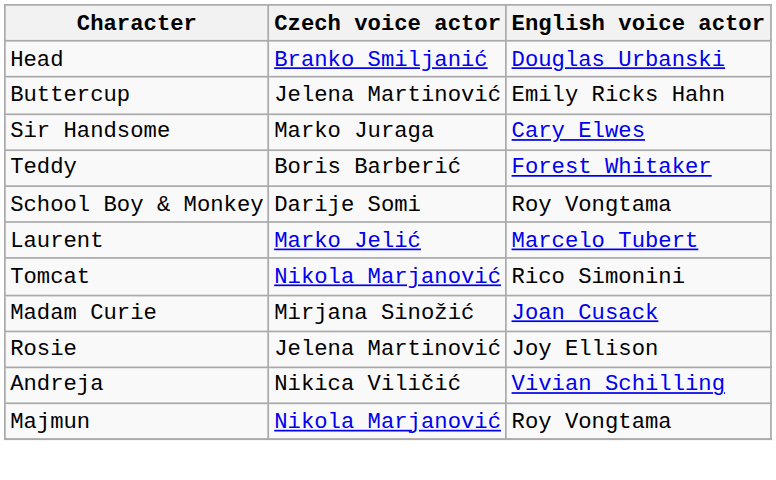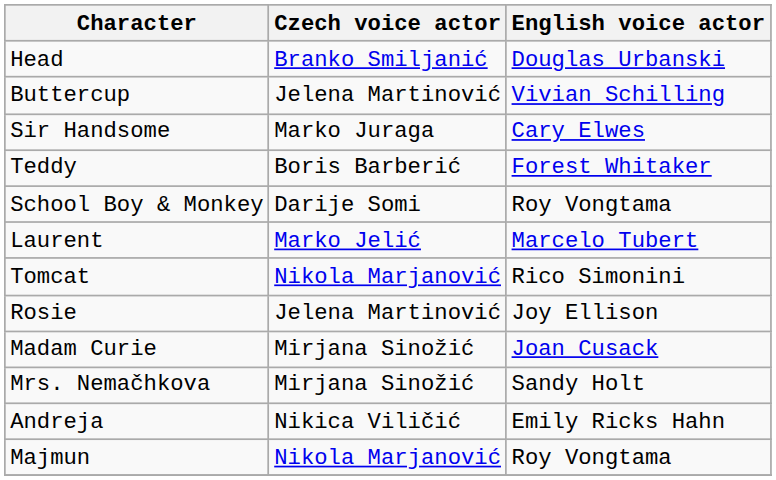(618, 95) Emily Ricks Hahn -> (618, 95) Vivian Schilling
rows swapped: (84, 313) <-> (44, 349)
+ row: (110, 385)
(618, 385) Vivian Schilling -> (618, 422) Emily Ricks Hahn
